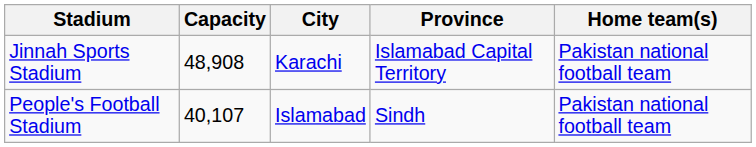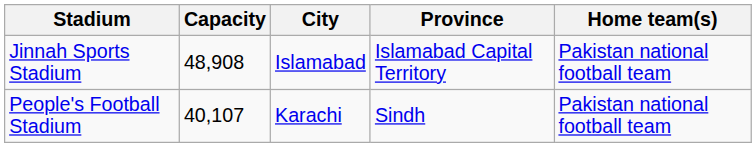(308, 62) Karachi -> (320, 62) Islamabad
(320, 115) Islamabad -> (308, 115) Karachi
